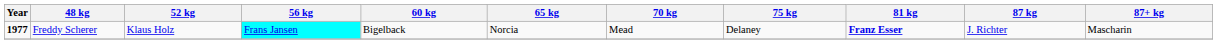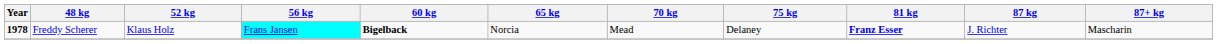(17, 30) 1977 -> (17, 30) 1978
(384, 30) normal -> (385, 30) bold
